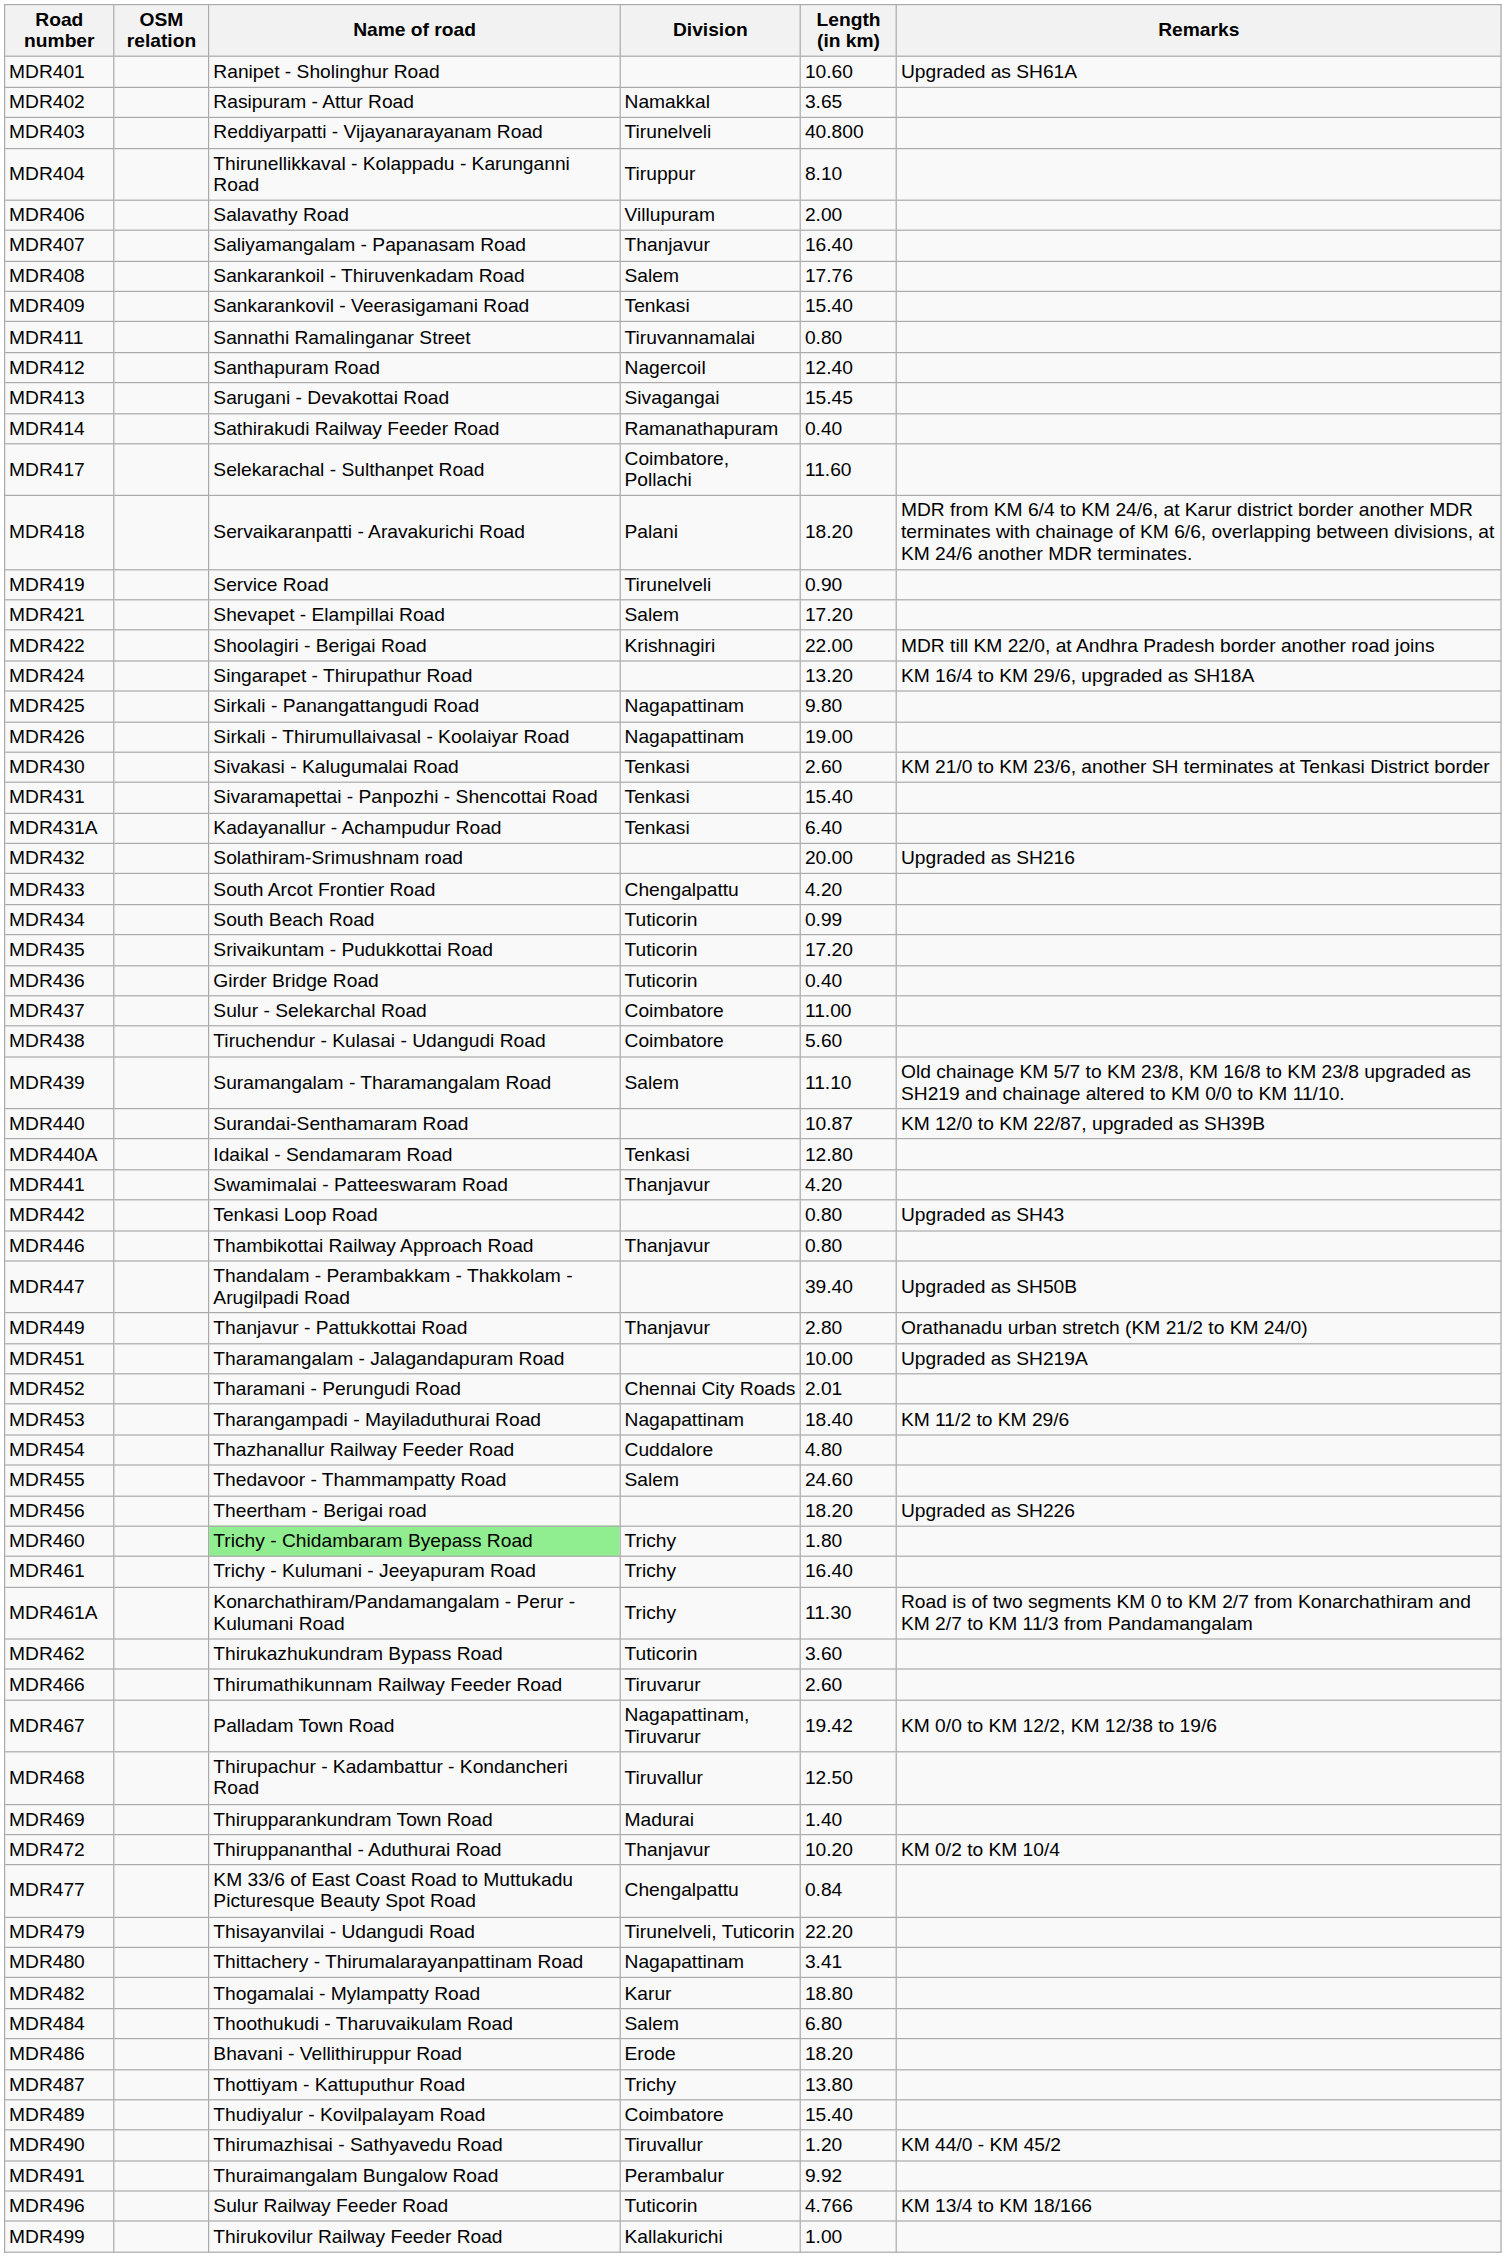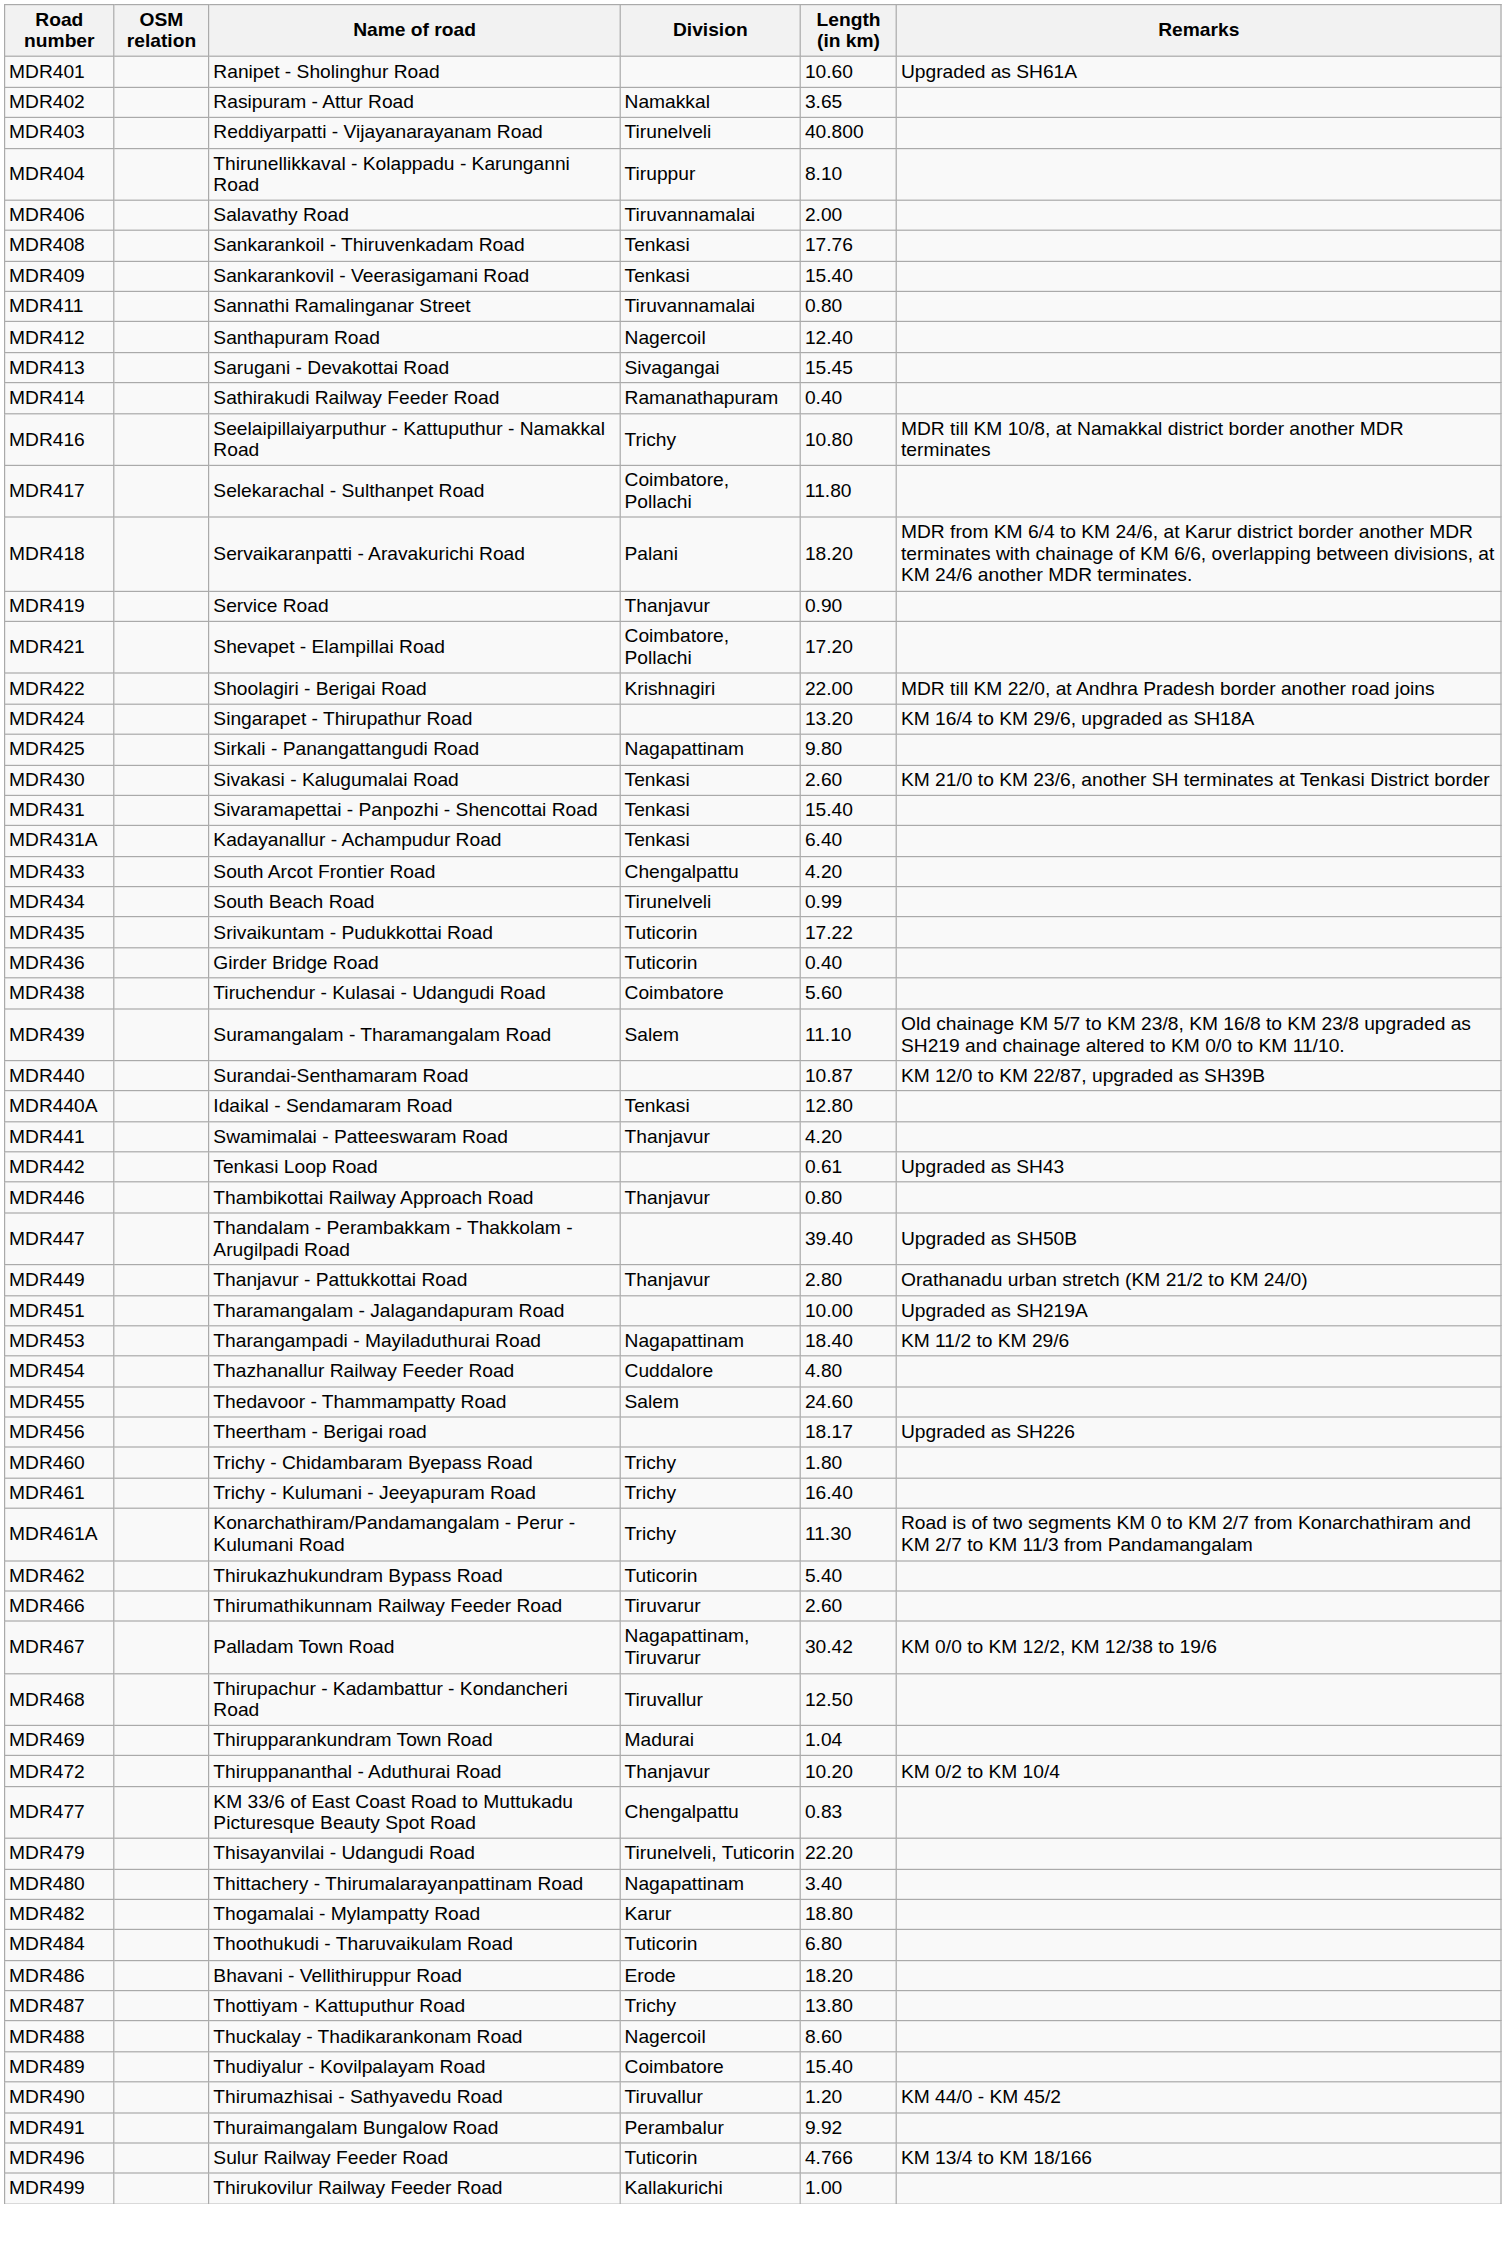(670, 215) Villupuram -> (690, 215) Tiruvannamalai
- row: (47, 245)
(652, 276) Salem -> (657, 245) Tenkasi
+ row: (47, 439)
(828, 469) 11.60 -> (828, 491) 11.80
(668, 584) Tirunelveli -> (667, 606) Thanjavur
(652, 614) Salem -> (677, 647) Coimbatore, Pollachi
- row: (47, 736)
- row: (47, 858)
(661, 919) Tuticorin -> (668, 901) Tirunelveli
(829, 949) 17.20 -> (829, 932) 17.22
- row: (47, 1010)
(824, 1215) 0.80 -> (824, 1166) 0.61
- row: (47, 1388)
(829, 1510) 18.20 -> (829, 1432) 18.17
(373, 1541) lightgreen background -> (373, 1462) no background
(824, 1654) 3.60 -> (824, 1575) 5.40
(829, 1725) 19.42 -> (829, 1647) 30.42
(824, 1819) 1.40 -> (824, 1740) 1.04
(824, 1890) 0.84 -> (824, 1812) 0.83
(824, 1962) 3.41 -> (824, 1883) 3.40
(652, 2023) Salem -> (661, 1944) Tuticorin
+ row: (47, 2036)
